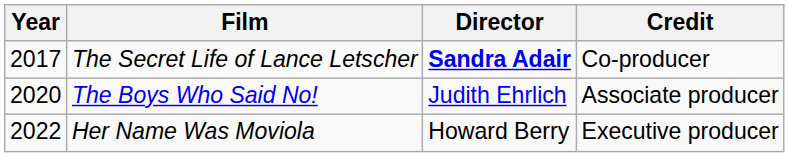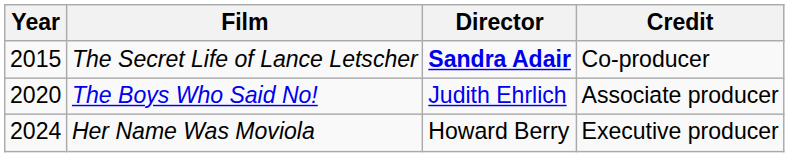(36, 59) 2017 -> (36, 59) 2015
(36, 132) 2022 -> (36, 132) 2024
